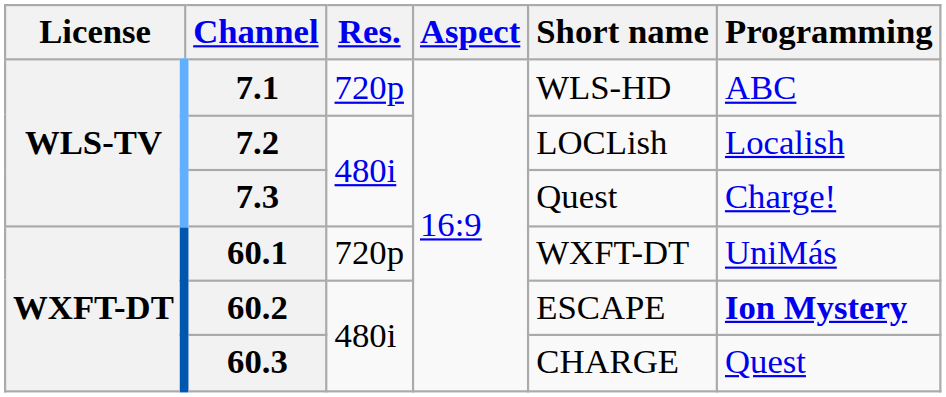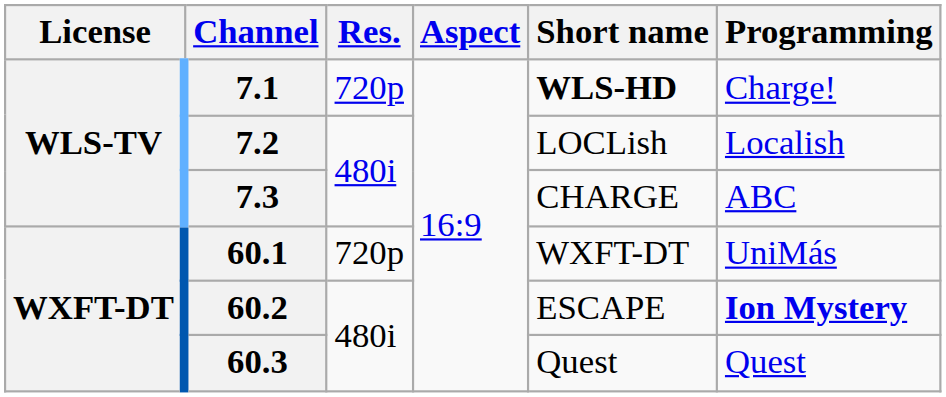(604, 87) normal -> (607, 87) bold
(761, 87) ABC -> (781, 87) Charge!
(577, 197) Quest -> (608, 197) CHARGE
(781, 197) Charge! -> (761, 197) ABC
(608, 362) CHARGE -> (577, 362) Quest
